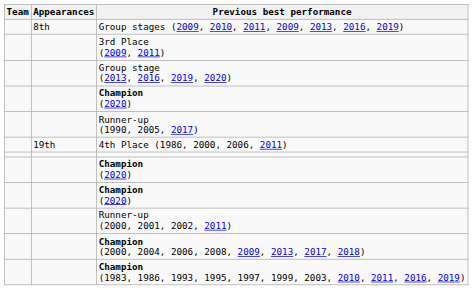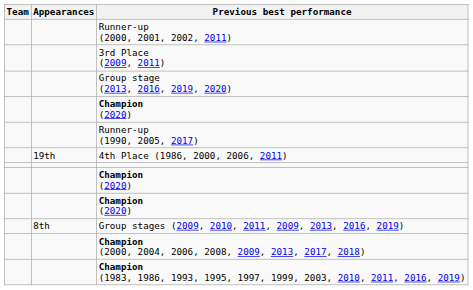rows swapped: (64, 221) <-> (42, 27)
